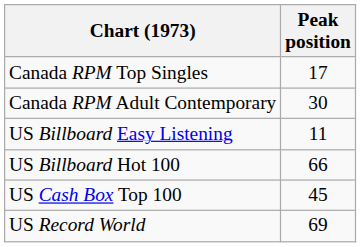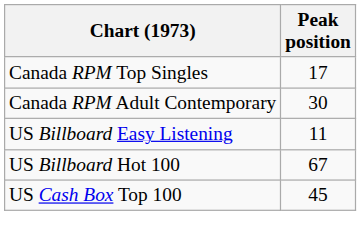(318, 164) 66 -> (318, 164) 67
- row: (77, 225)
